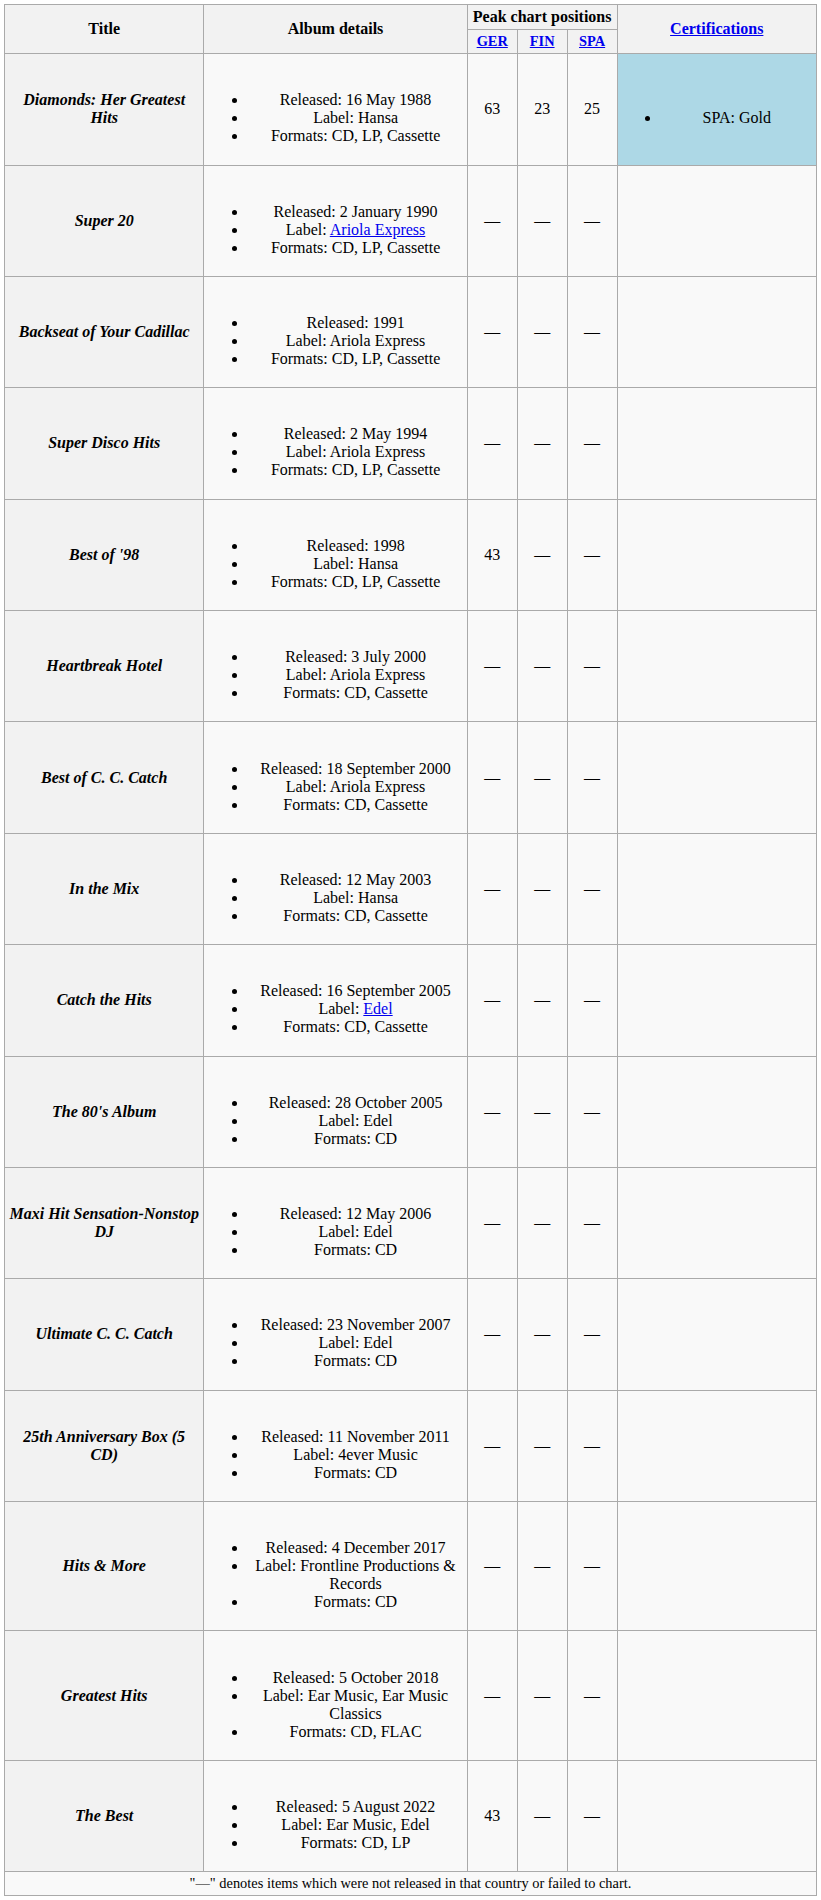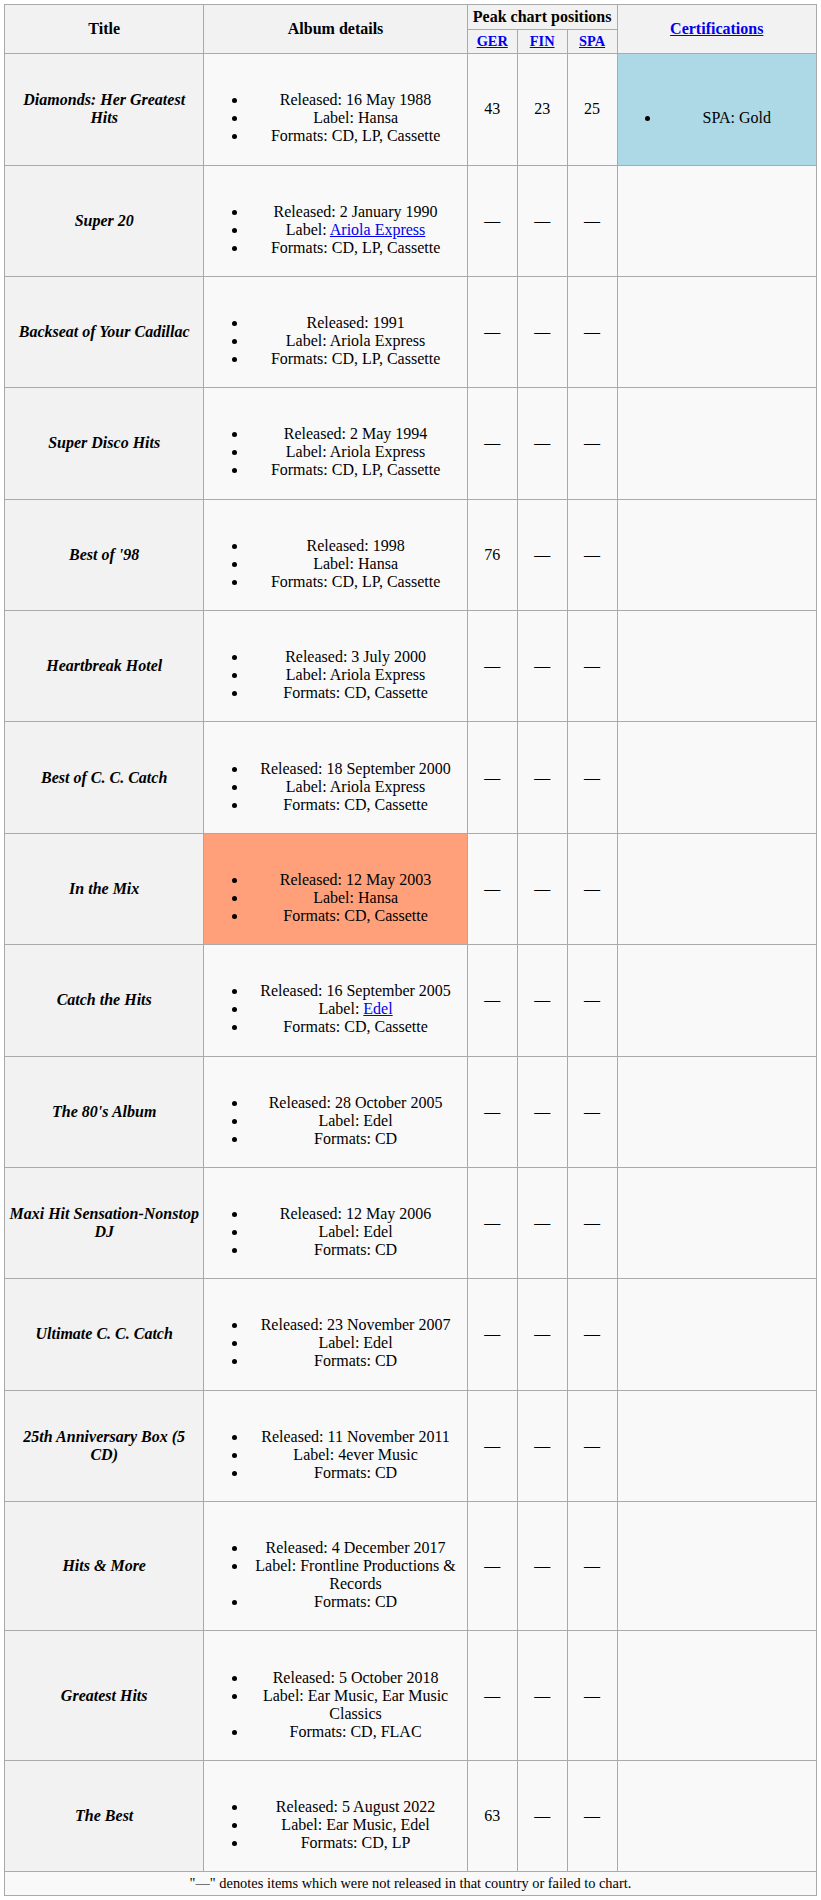(492, 109) 63 -> (492, 109) 43
(492, 554) 43 -> (492, 554) 76
(336, 898) no background -> (336, 898) lightsalmon background
(492, 1815) 43 -> (492, 1815) 63
